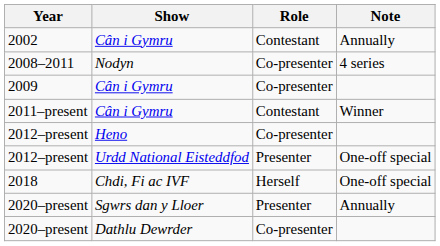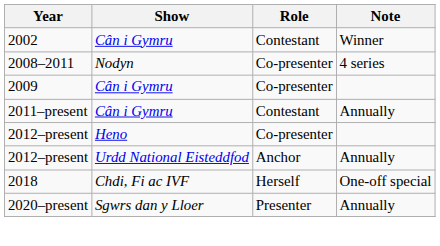(367, 39) Annually -> (362, 39) Winner
(362, 110) Winner -> (367, 110) Annually
(284, 157) Presenter -> (278, 157) Anchor
(385, 157) One-off special -> (367, 157) Annually
- row: (48, 228)
